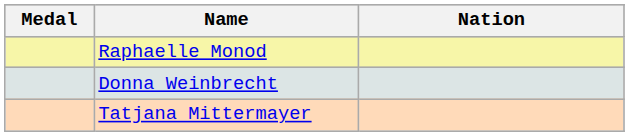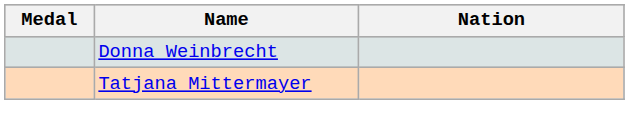- row: (183, 52)
